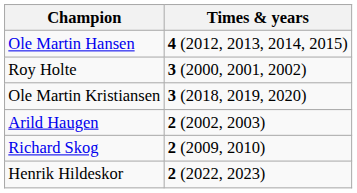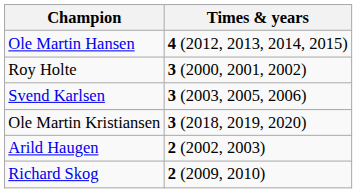+ row: (57, 95)
- row: (66, 174)
